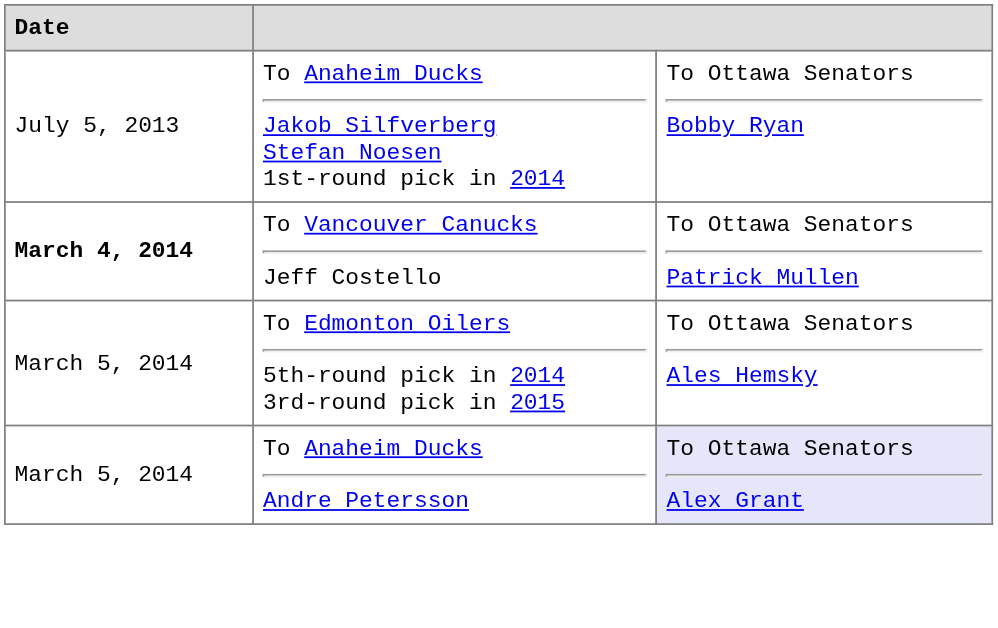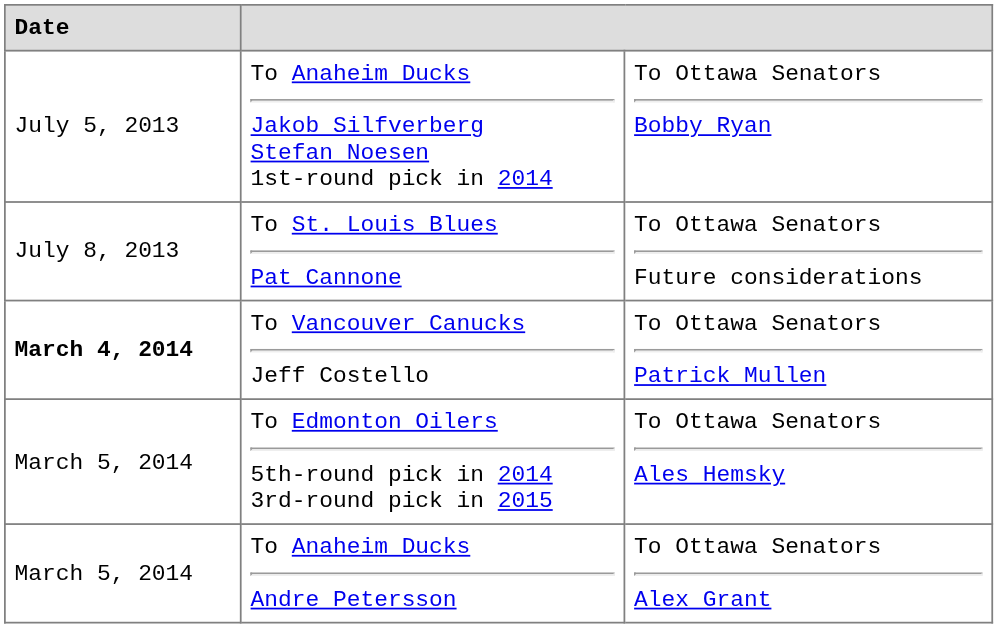+ row: (433, 251)
(824, 475) lavender background -> (808, 573) no background
